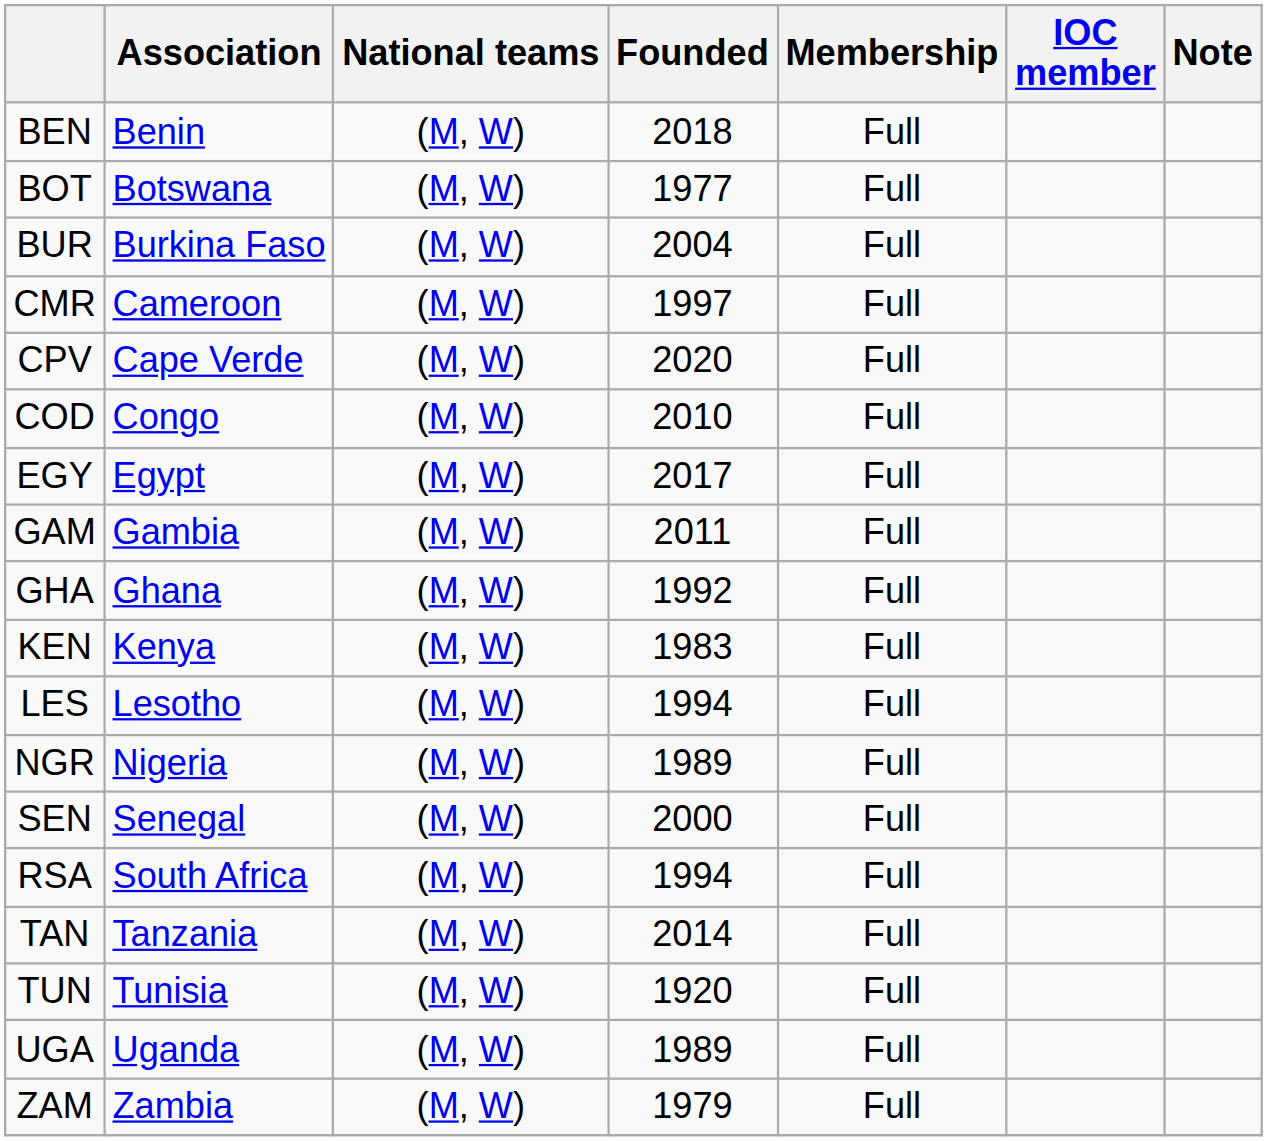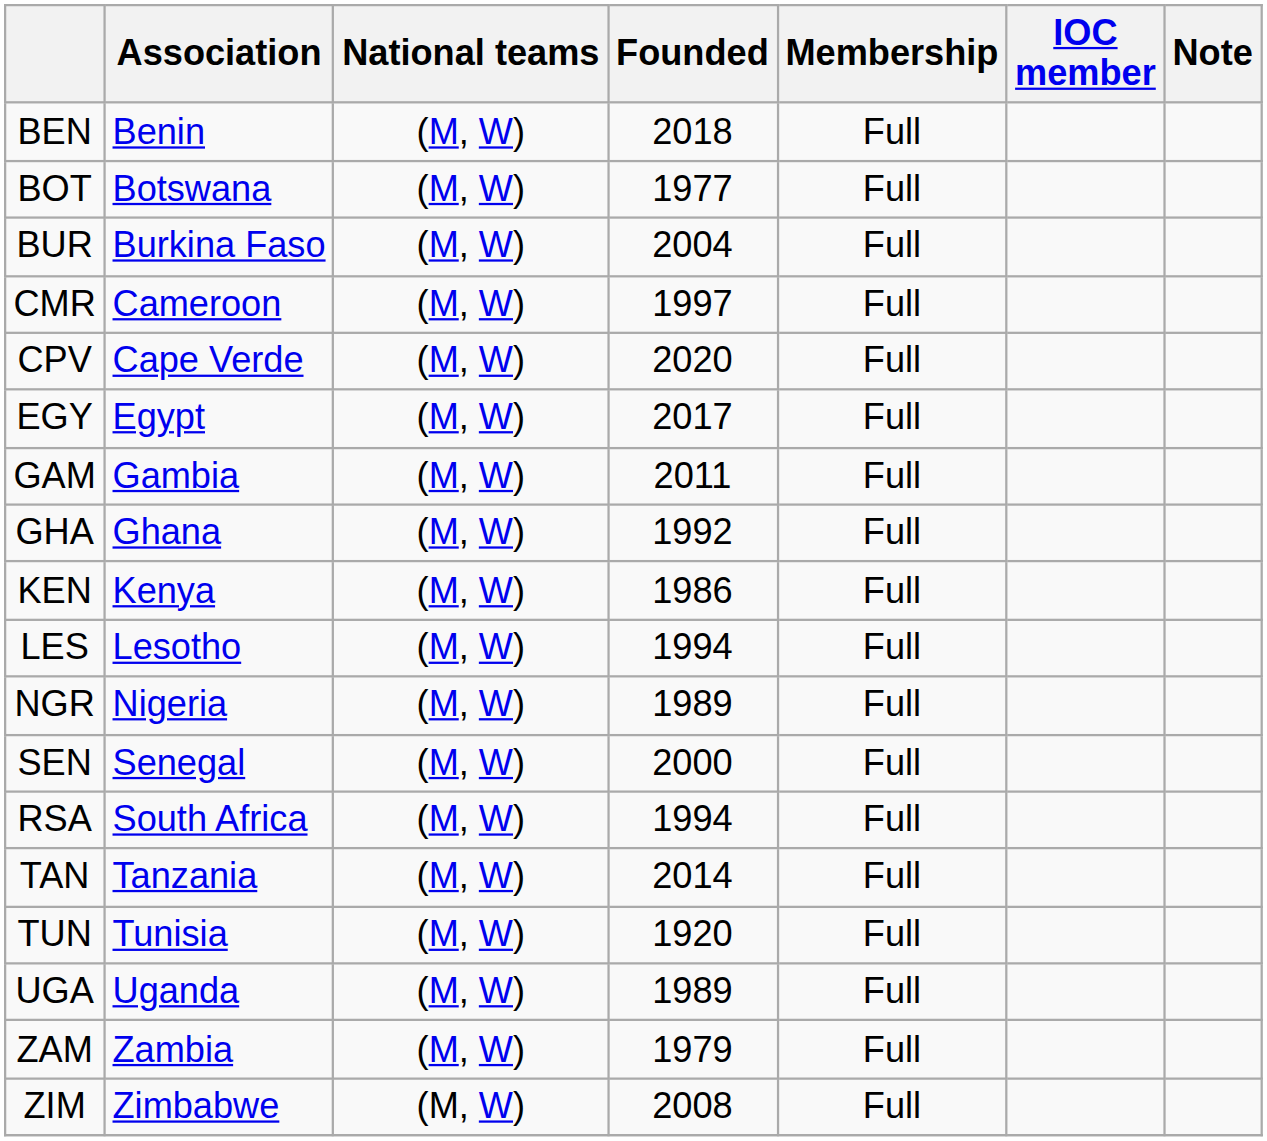- row: (55, 417)
(692, 647) 1983 -> (692, 589) 1986
+ row: (55, 1106)
